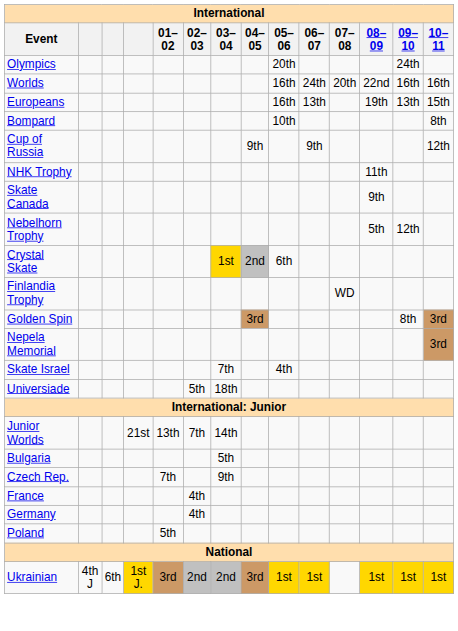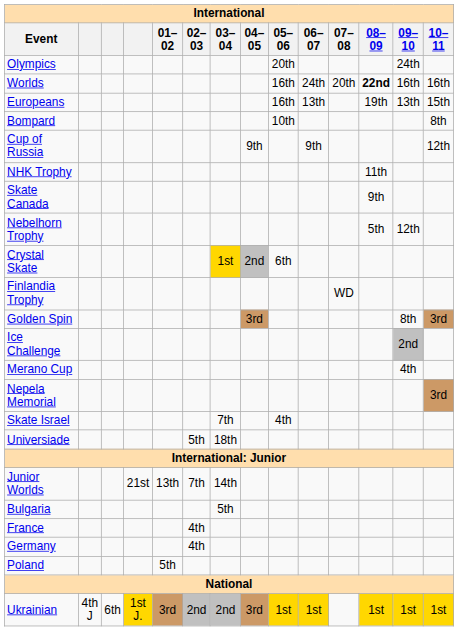(376, 83) normal -> (376, 83) bold
+ row: (34, 344)
+ row: (40, 370)
- row: (38, 477)
